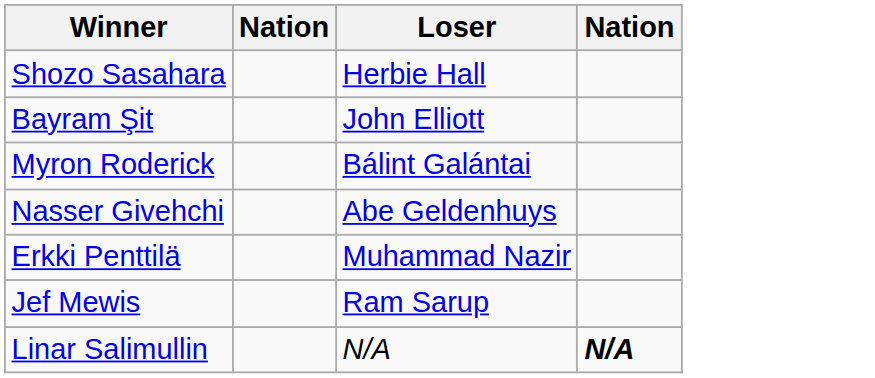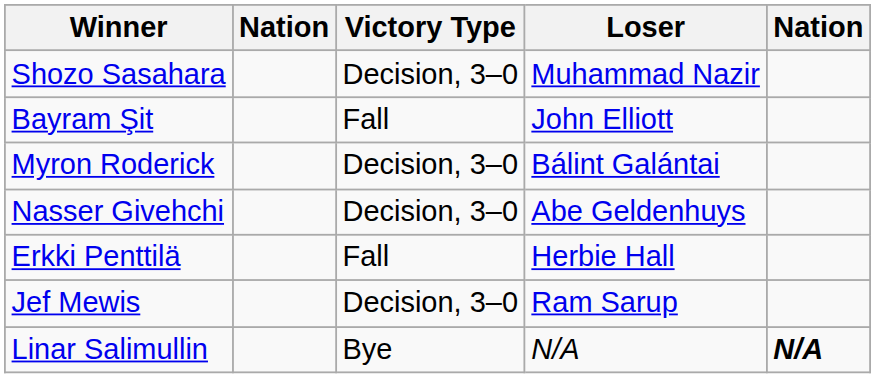+ column: (430, 27)
(414, 73) Herbie Hall -> (646, 73) Muhammad Nazir
(457, 257) Muhammad Nazir -> (603, 257) Herbie Hall
